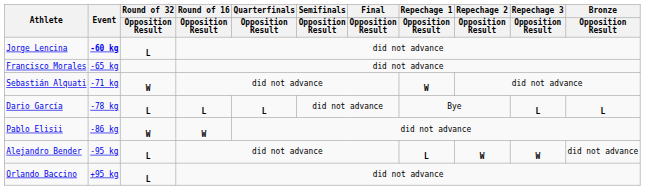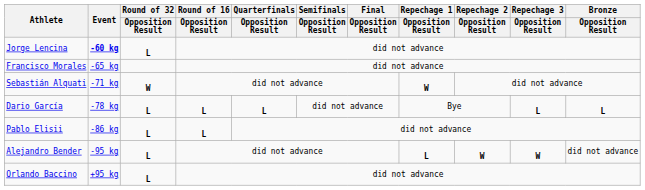(148, 133) W -> (148, 133) L
(204, 133) W -> (204, 133) L
